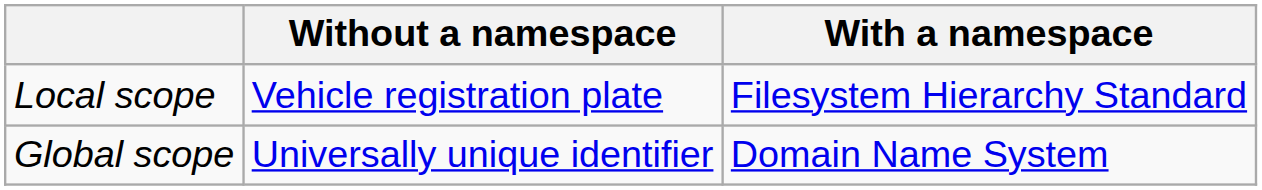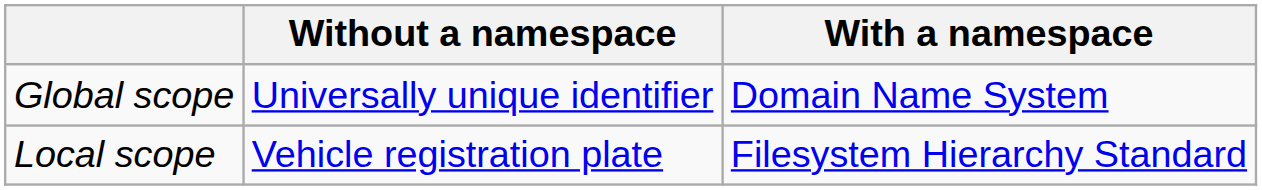rows swapped: (115, 94) <-> (124, 154)
